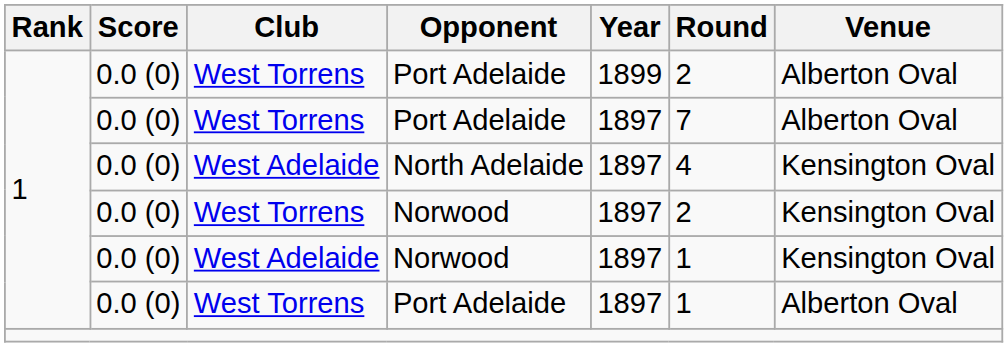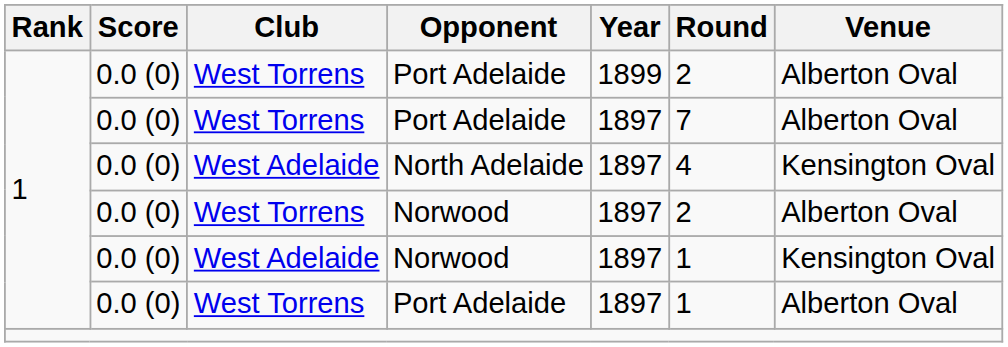(888, 212) Kensington Oval -> (869, 212) Alberton Oval
